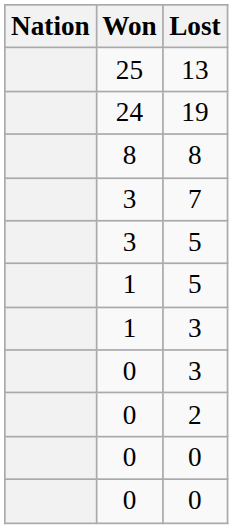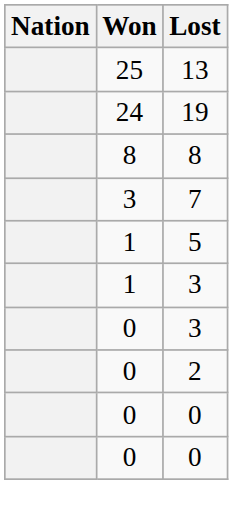- row: (129, 241)
